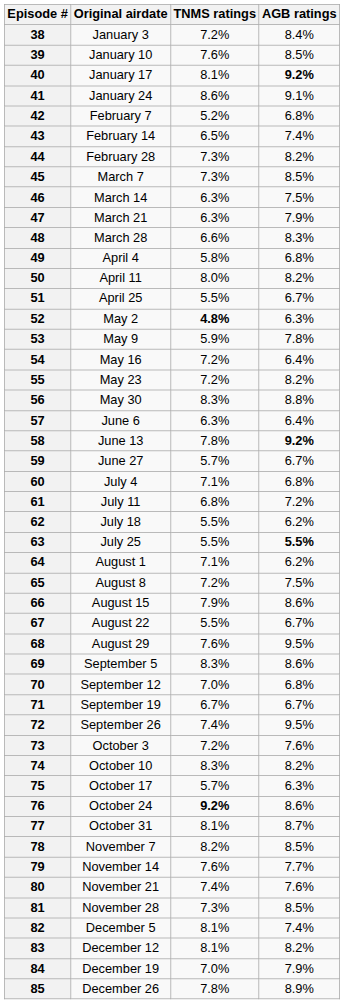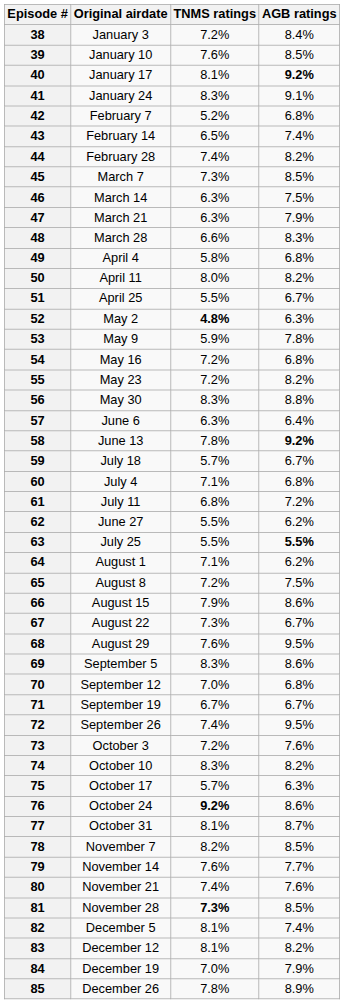(215, 95) 8.6% -> (215, 95) 8.3%
(215, 156) 7.3% -> (215, 156) 7.4%
(299, 359) 6.4% -> (299, 359) 6.8%
(121, 461) June 27 -> (121, 461) July 18
(121, 522) July 18 -> (121, 522) June 27
(215, 623) 5.5% -> (215, 623) 7.3%
(215, 907) normal -> (215, 907) bold
